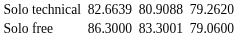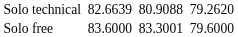(110, 28) 86.3000 -> (110, 28) 83.6000
(212, 28) 79.0600 -> (212, 28) 79.6000
